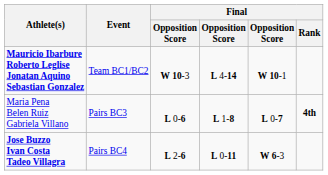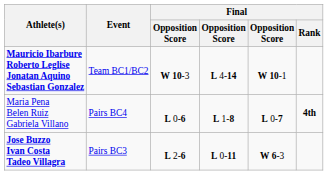(108, 114) Pairs BC3 -> (108, 114) Pairs BC4
(108, 151) Pairs BC4 -> (108, 151) Pairs BC3
